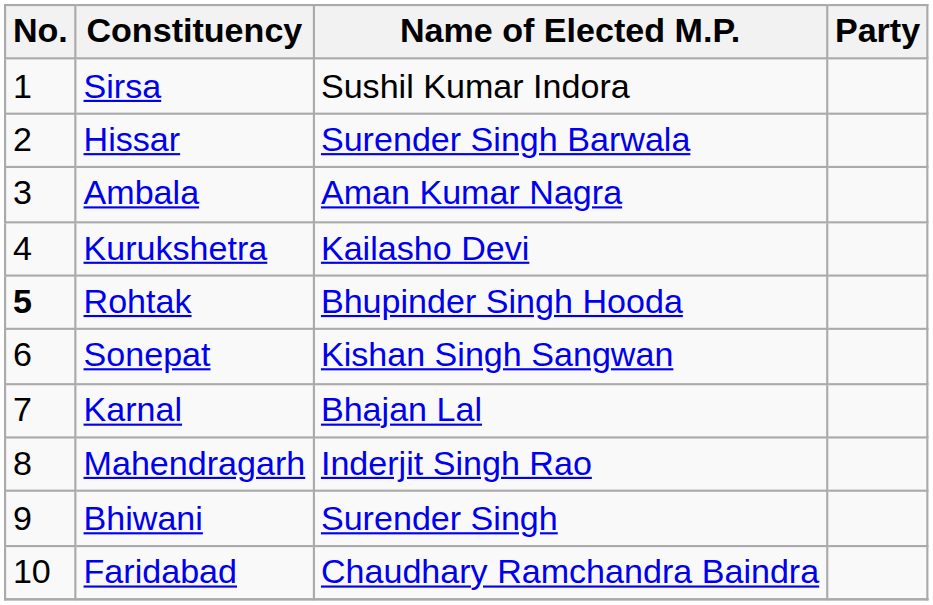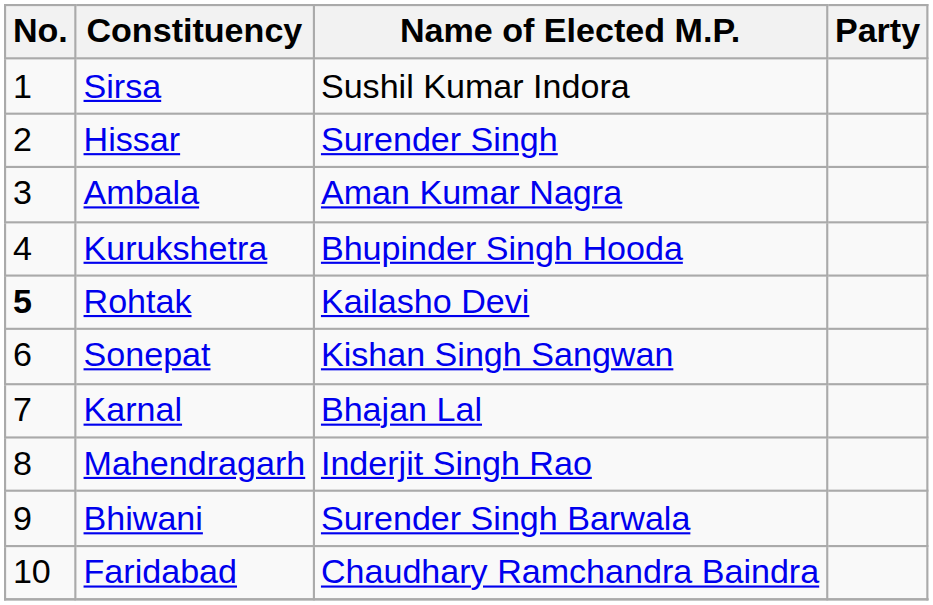(506, 139) Surender Singh Barwala -> (439, 139) Surender Singh
(425, 247) Kailasho Devi -> (502, 247) Bhupinder Singh Hooda
(502, 301) Bhupinder Singh Hooda -> (425, 301) Kailasho Devi
(439, 517) Surender Singh -> (506, 517) Surender Singh Barwala
